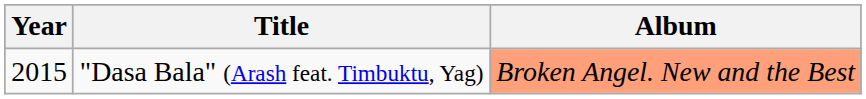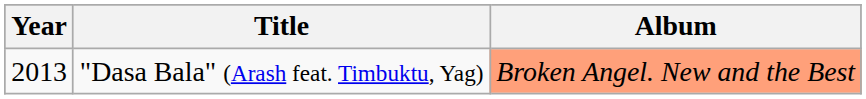(39, 70) 2015 -> (39, 70) 2013
